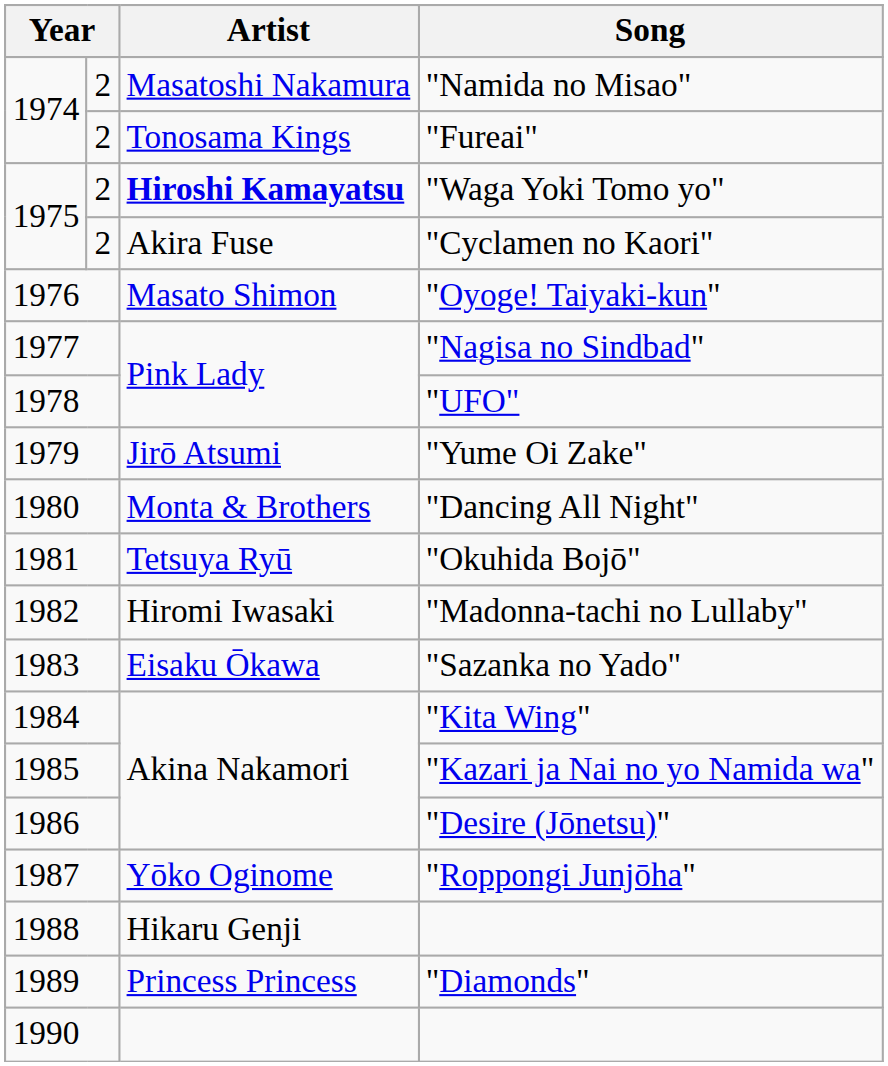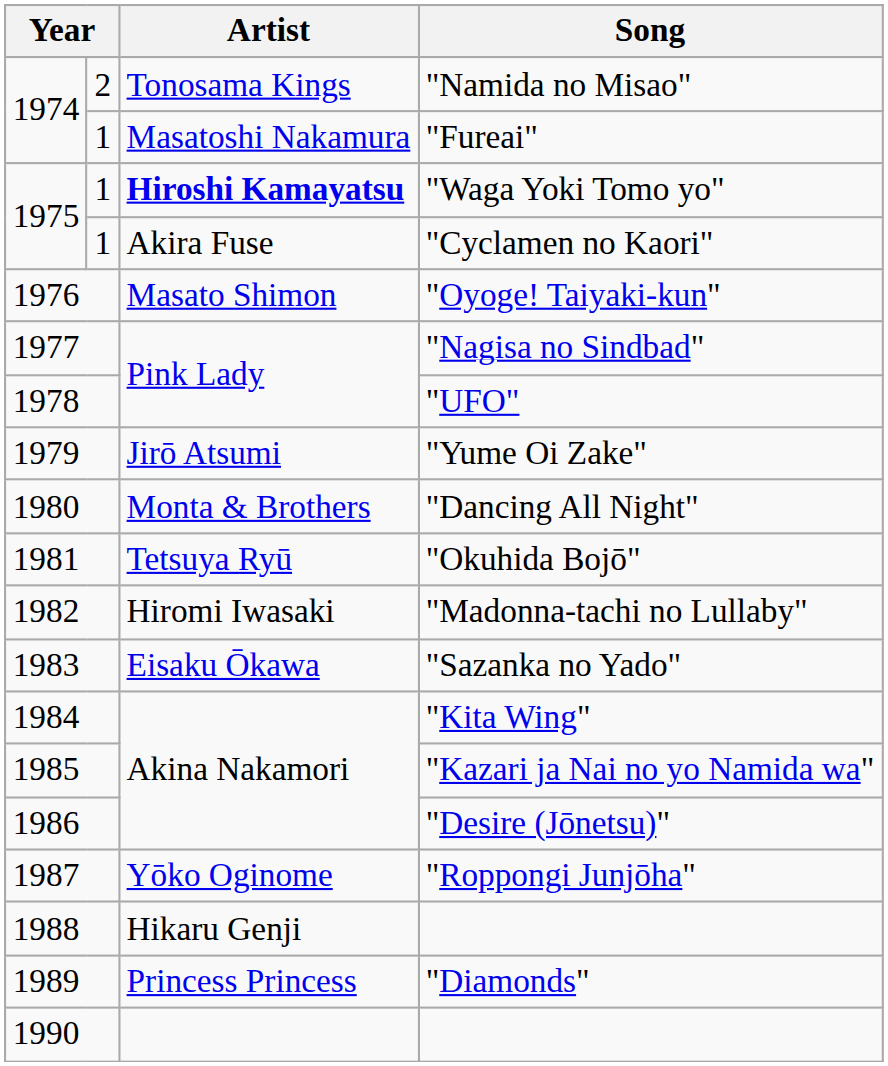(268, 83) Masatoshi Nakamura -> (239, 83) Tonosama Kings
(103, 136) 2 -> (103, 136) 1
(239, 136) Tonosama Kings -> (268, 136) Masatoshi Nakamura
(103, 189) 2 -> (103, 189) 1
(103, 242) 2 -> (103, 242) 1
